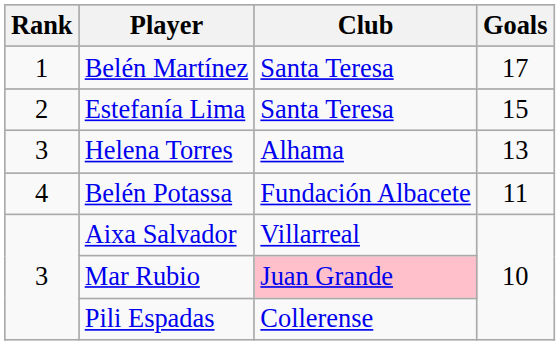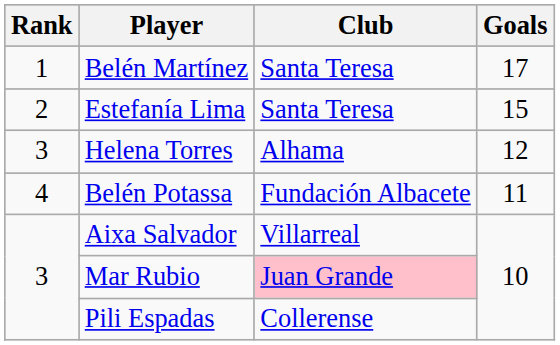(515, 151) 13 -> (515, 151) 12
